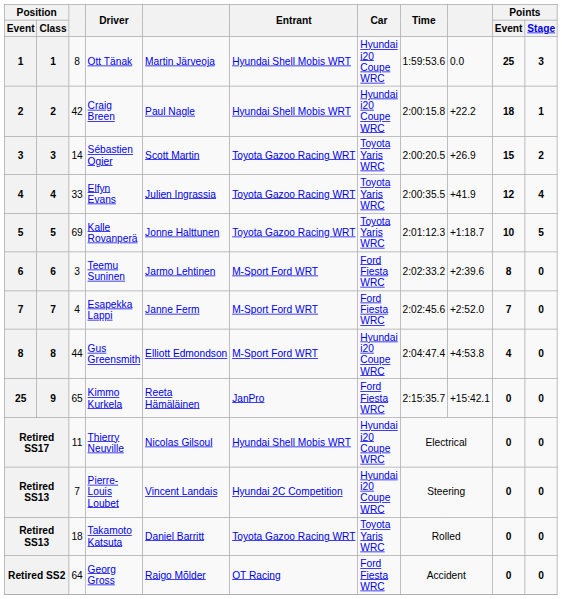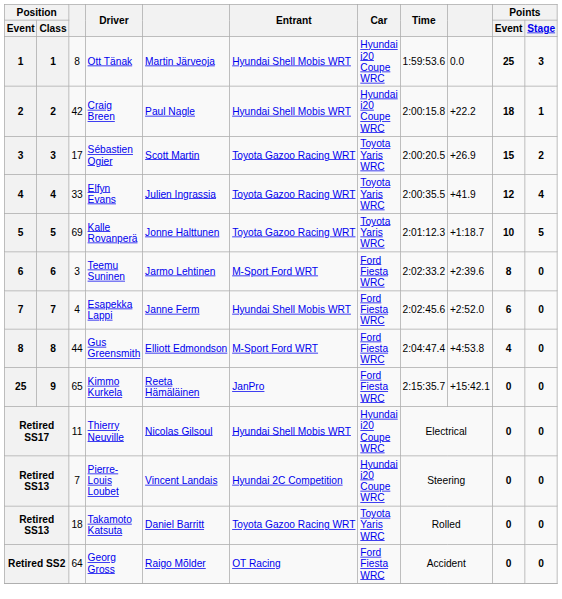(77, 155) 14 -> (77, 155) 17
(275, 309) M-Sport Ford WRT -> (292, 309) Hyundai Shell Mobis WRT
(509, 309) 7 -> (509, 309) 6
(379, 354) Hyundai i20 Coupe WRC -> (374, 348) Ford Fiesta WRC
